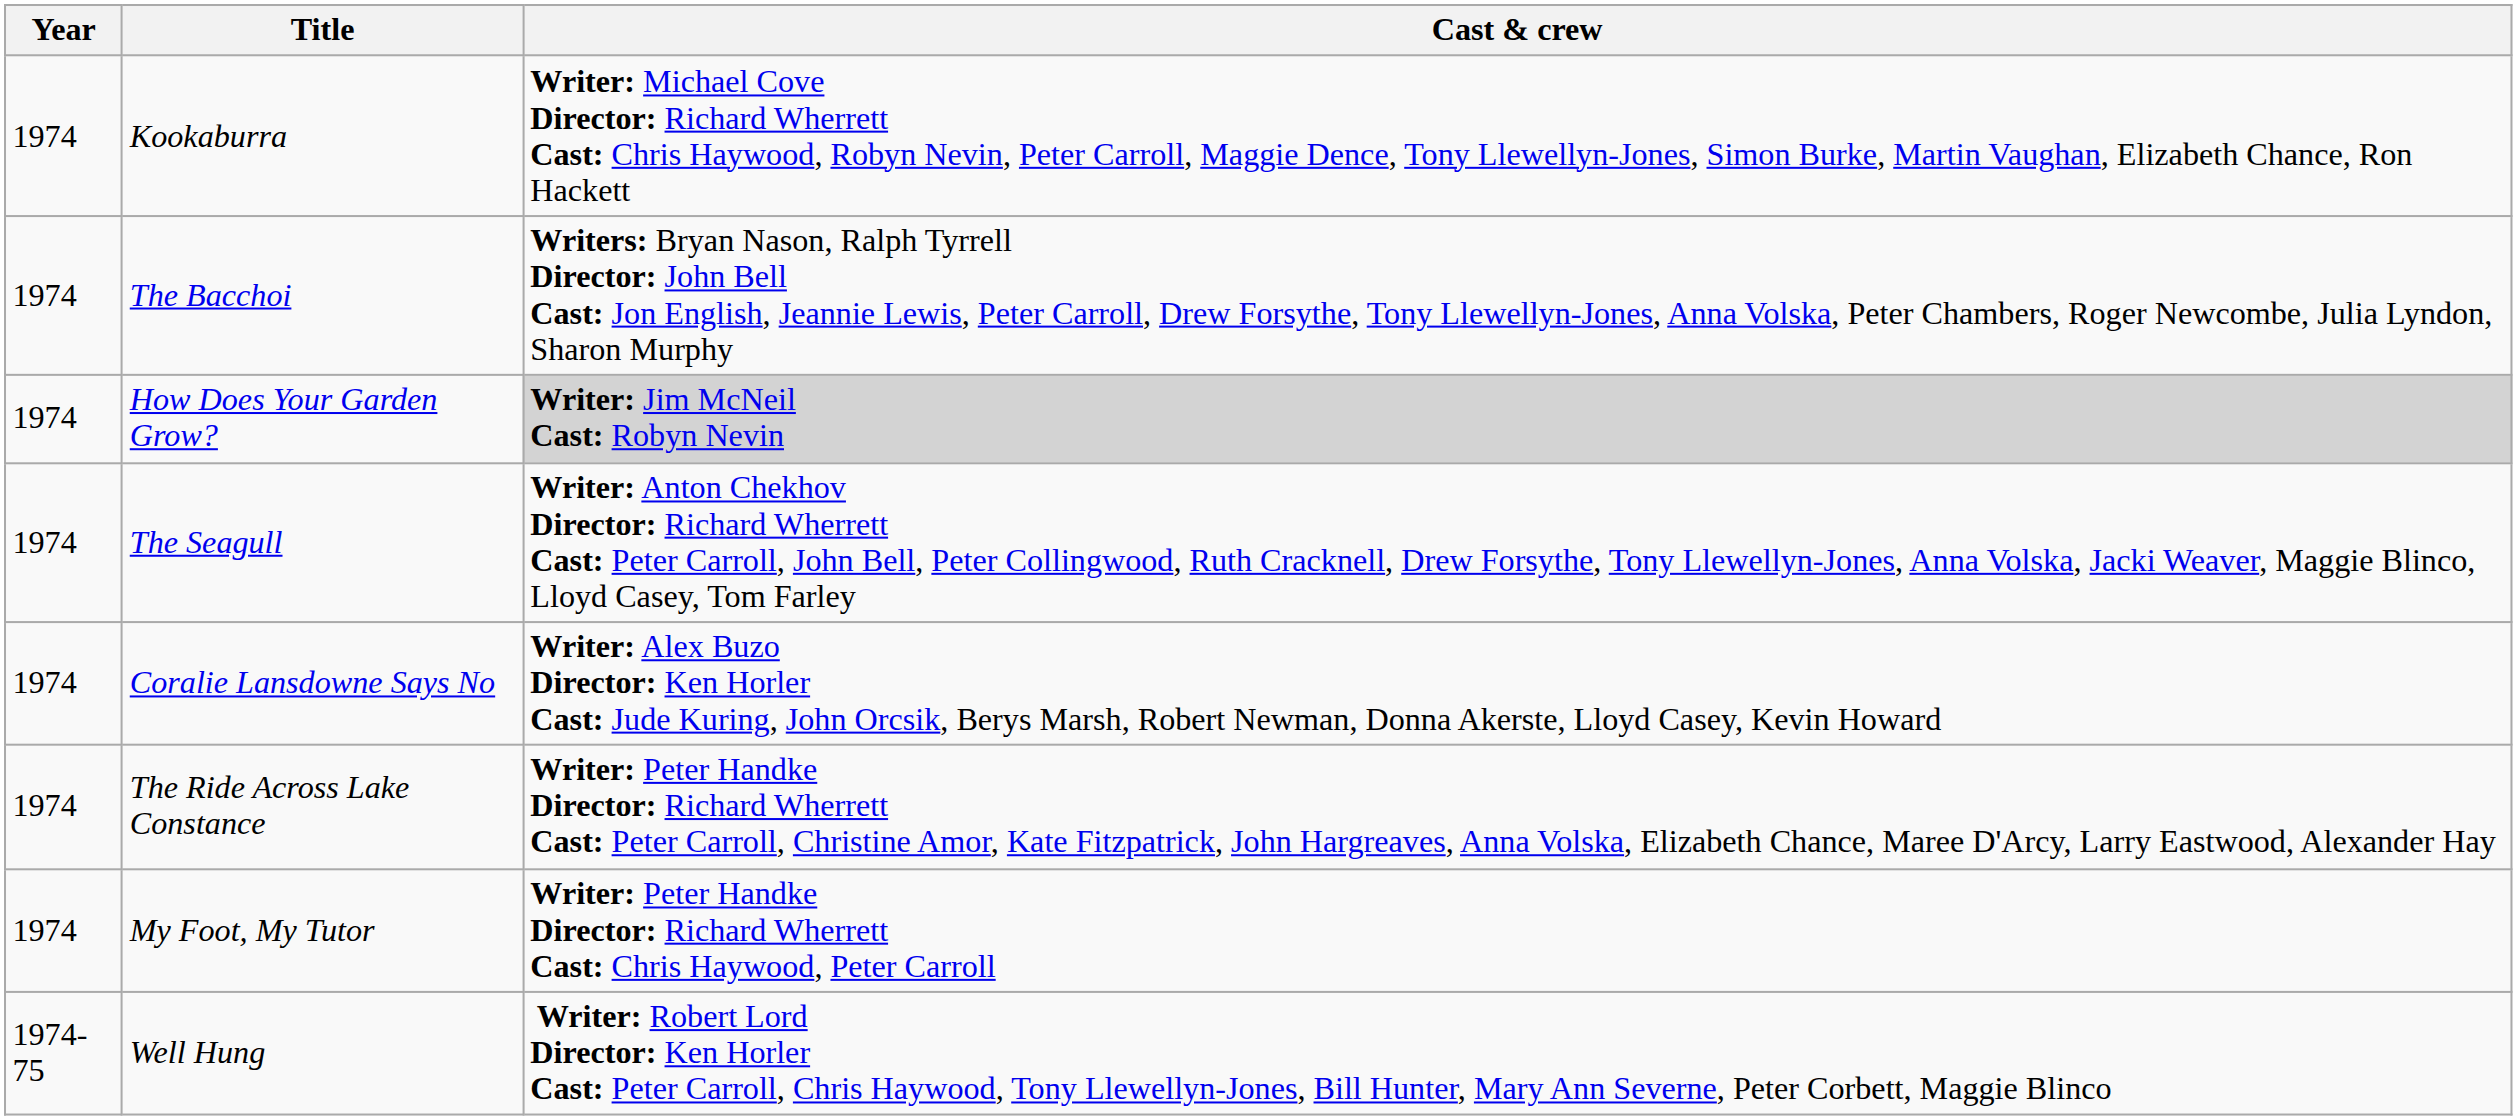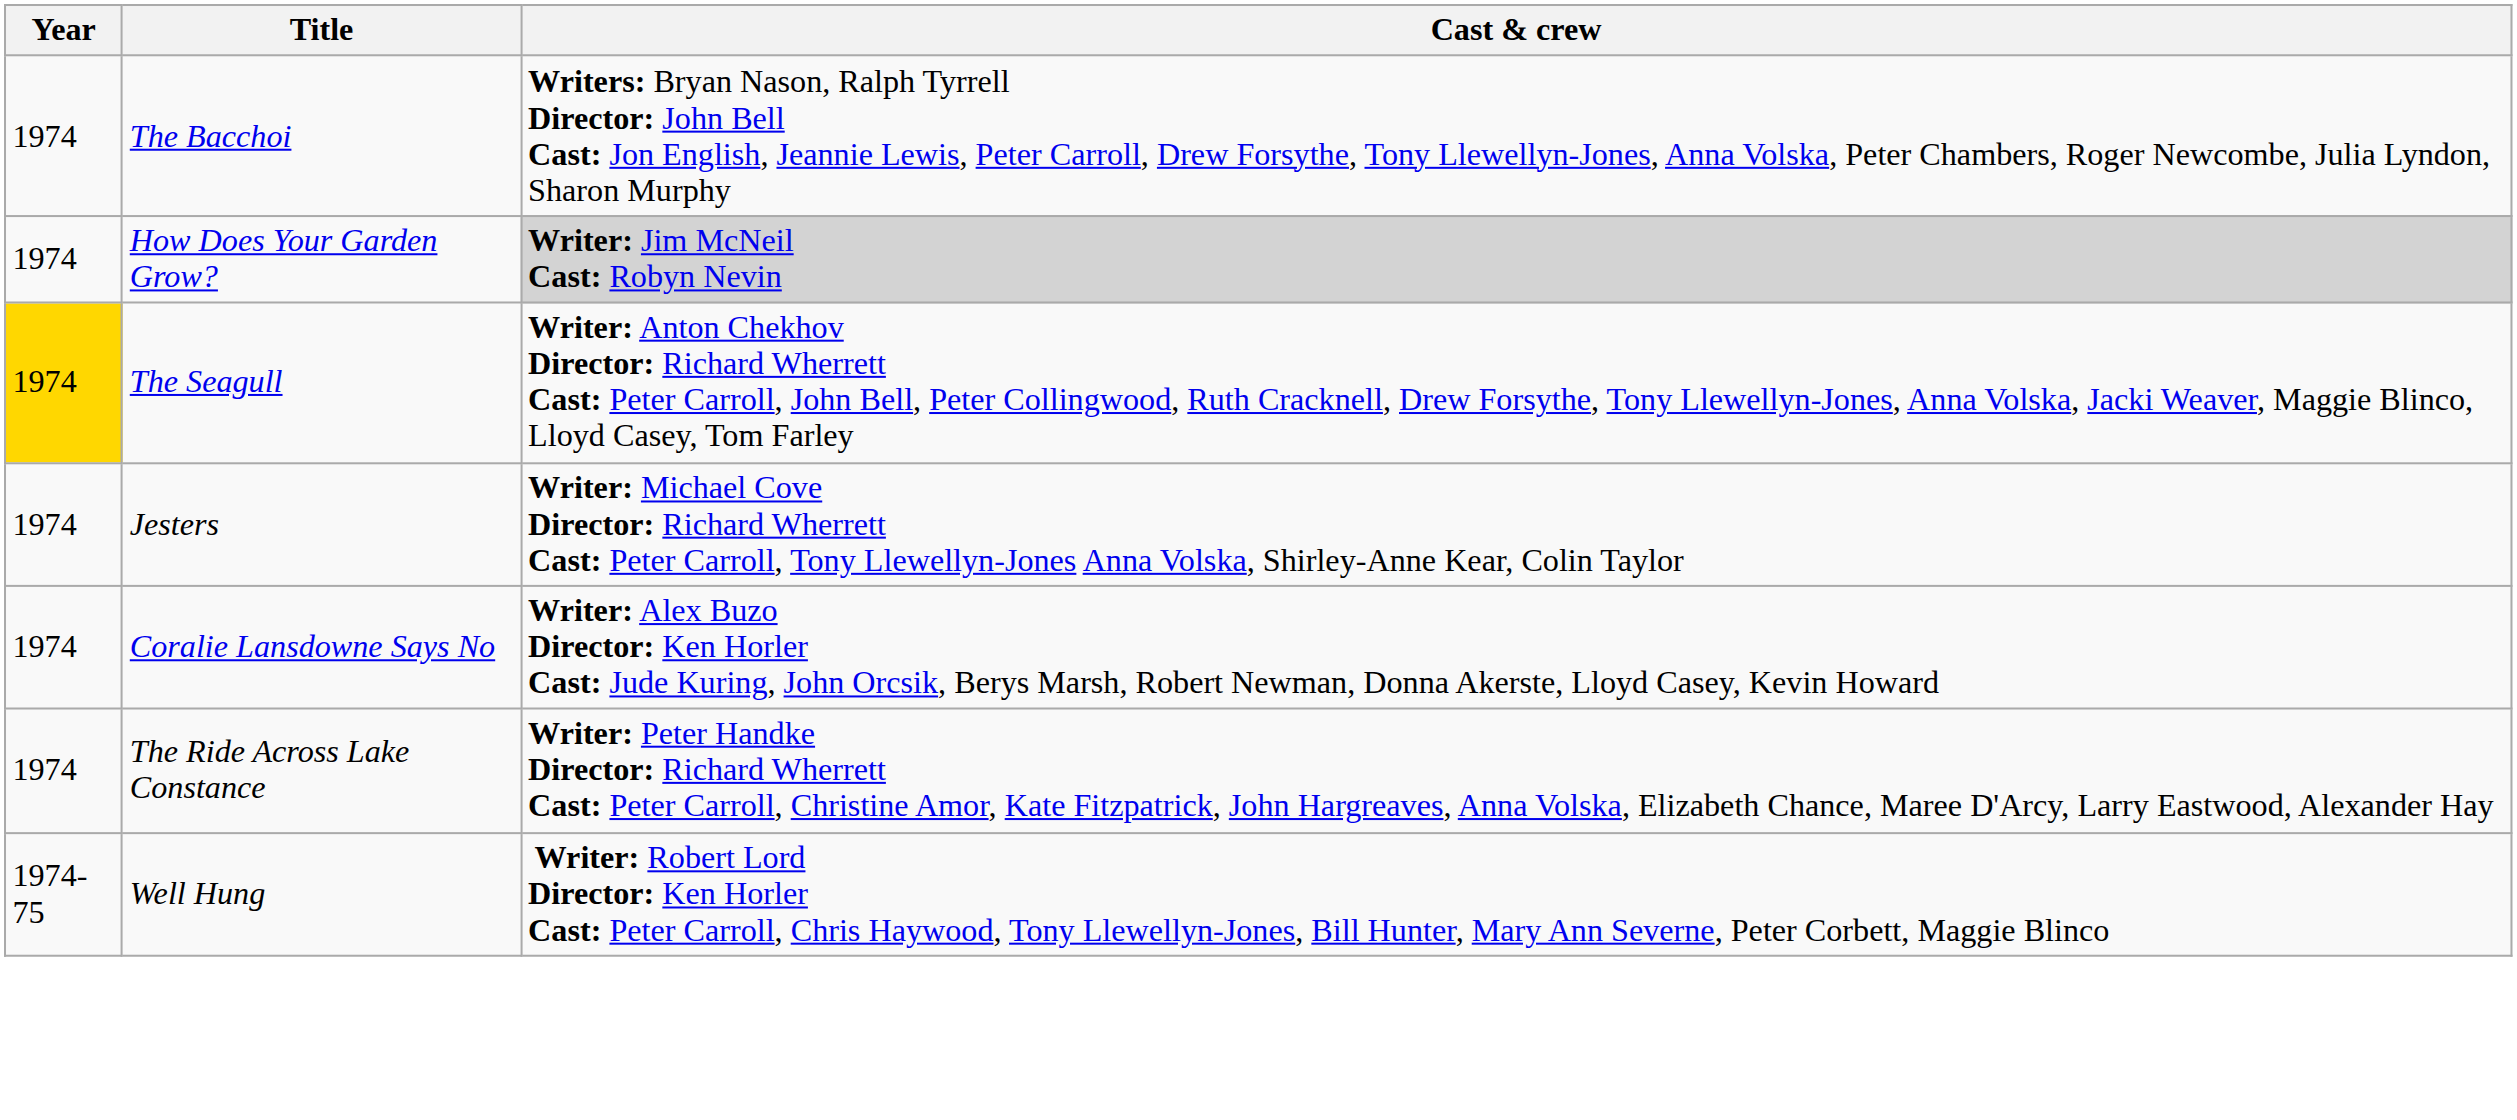- row: (212, 135)
(45, 541) no background -> (45, 382) gold background
+ row: (174, 523)
- row: (252, 929)
